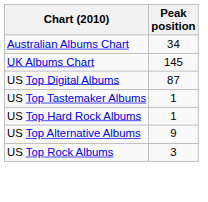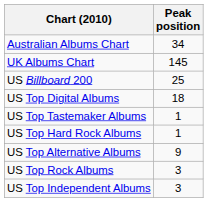+ row: (50, 80)
(173, 80) 87 -> (178, 98) 18
+ row: (79, 188)
